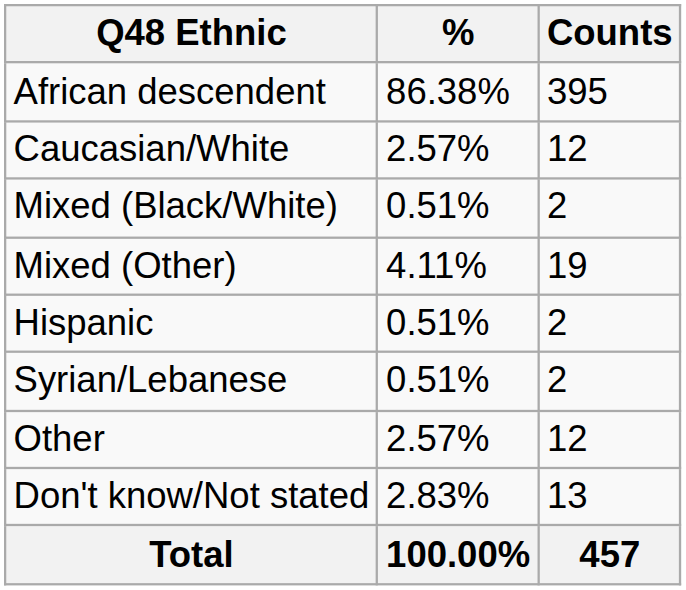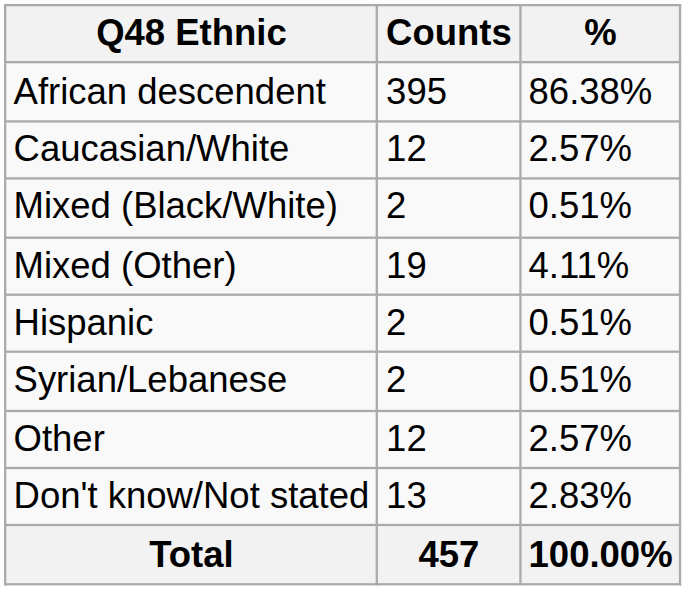columns swapped: (610, 33) <-> (458, 33)
